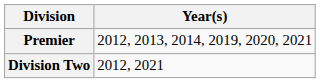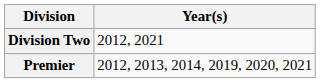rows swapped: (49, 40) <-> (49, 65)
